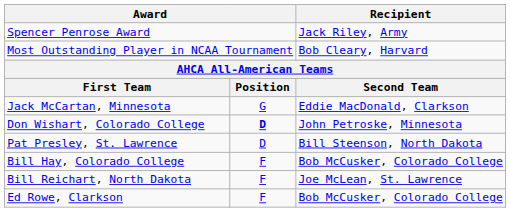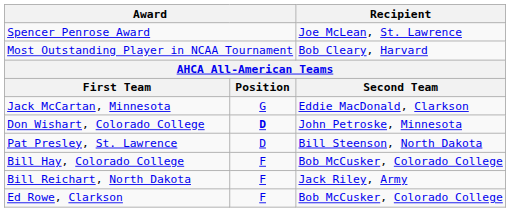(353, 32) Jack Riley, Army -> (380, 32) Joe McLean, St. Lawrence
(380, 180) Joe McLean, St. Lawrence -> (353, 180) Jack Riley, Army
